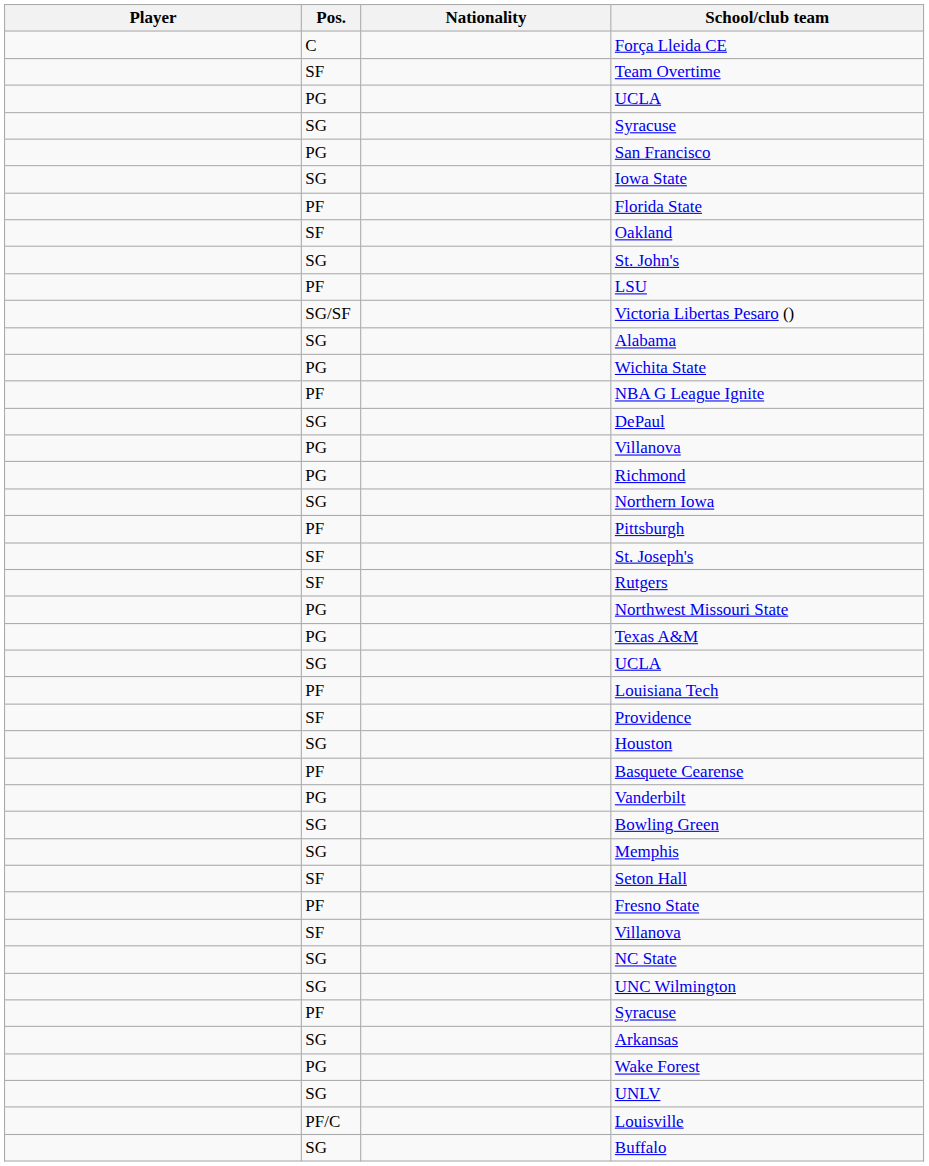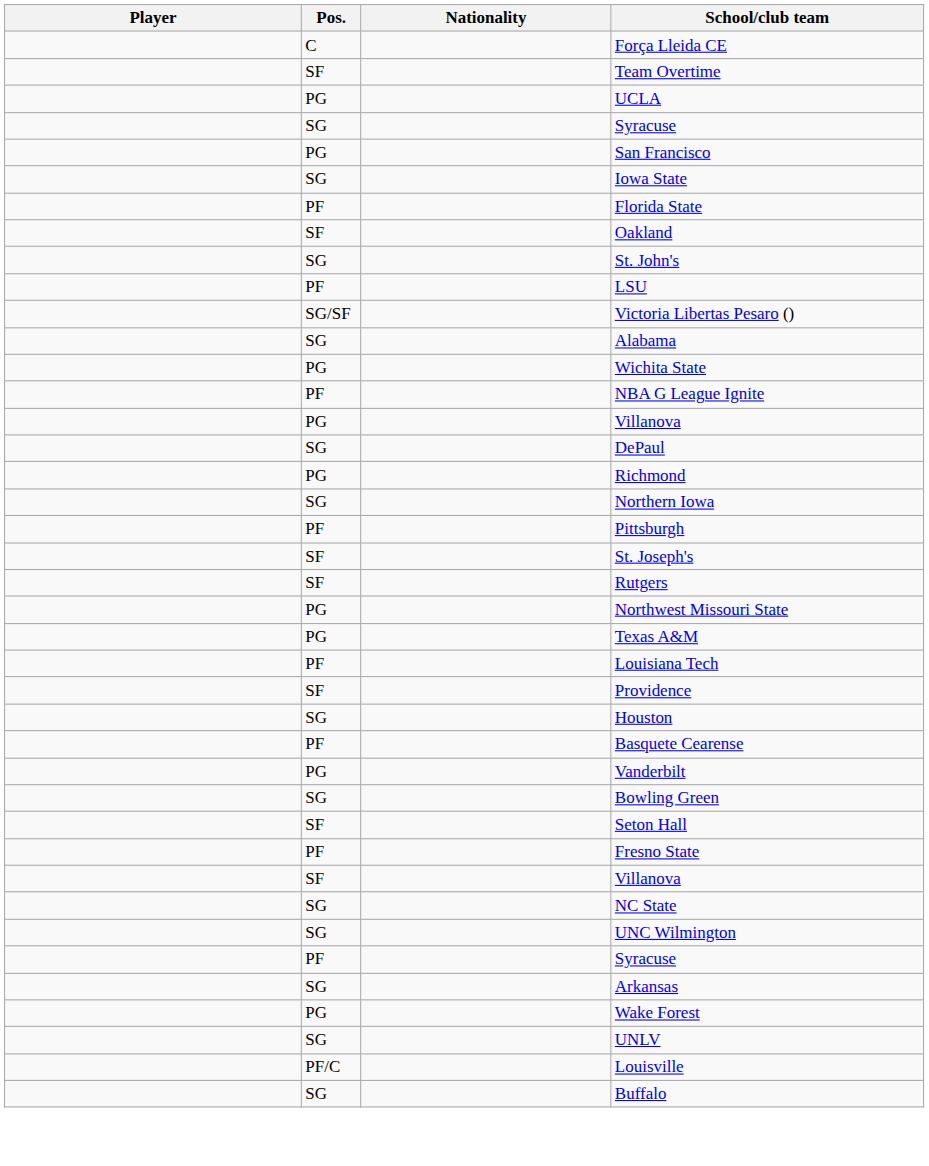rows swapped: (316, 421) <-> (316, 448)
- row: (316, 663)
- row: (316, 851)
